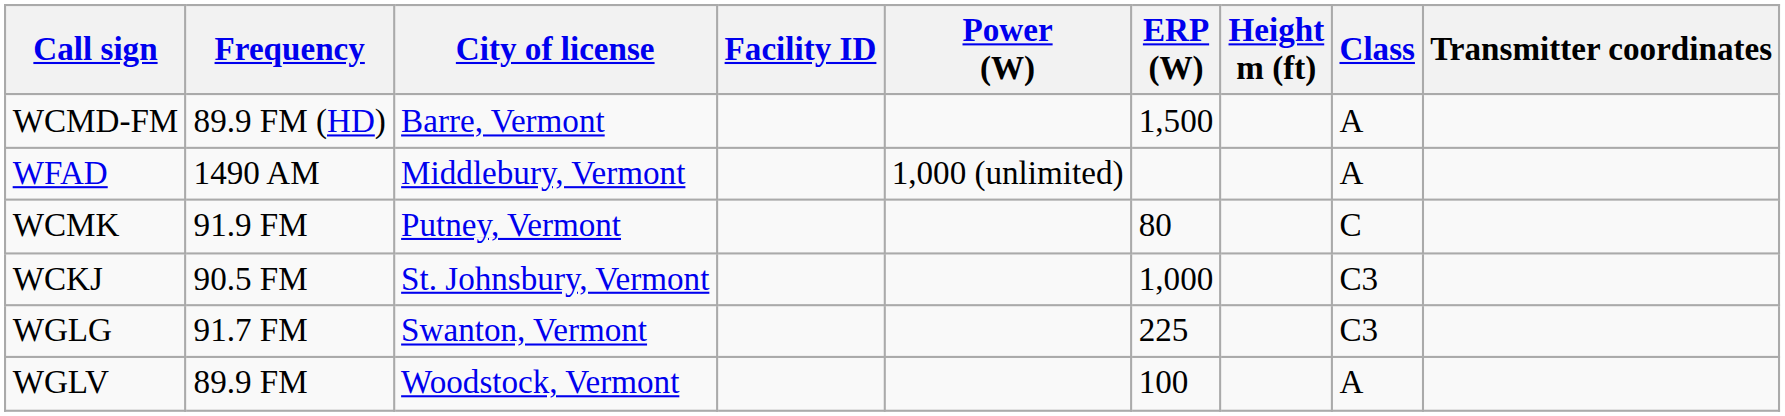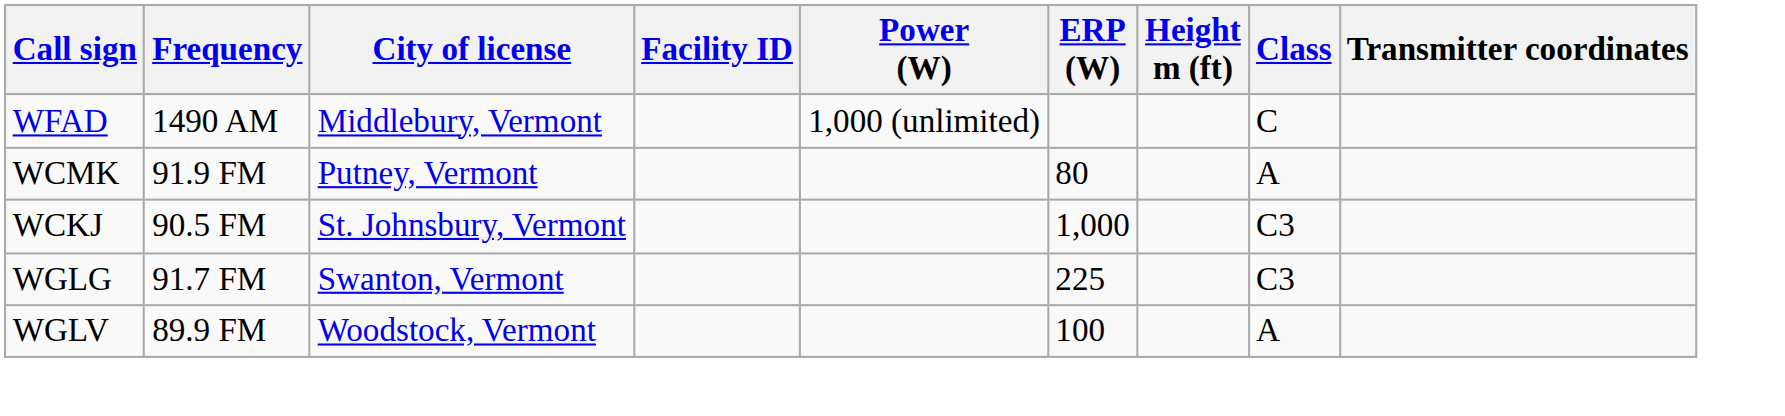- row: (95, 120)
(1351, 173) A -> (1267, 120) C
(1351, 225) C -> (1268, 173) A
